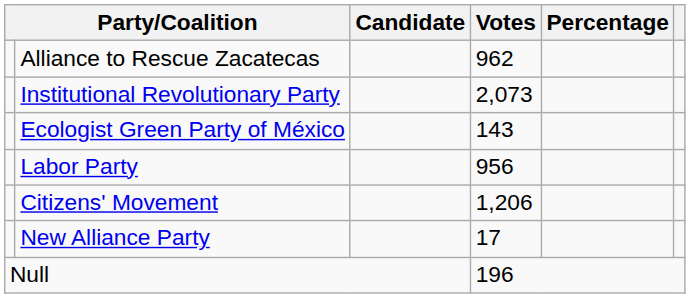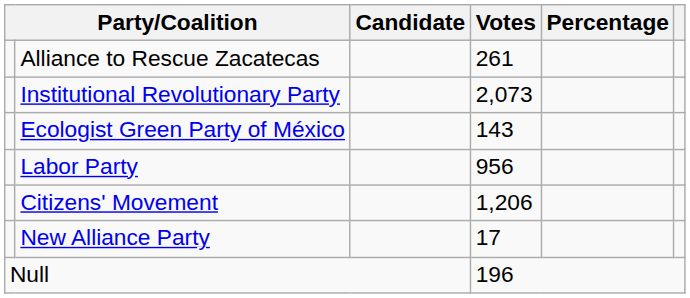(495, 58) 962 -> (495, 58) 261
